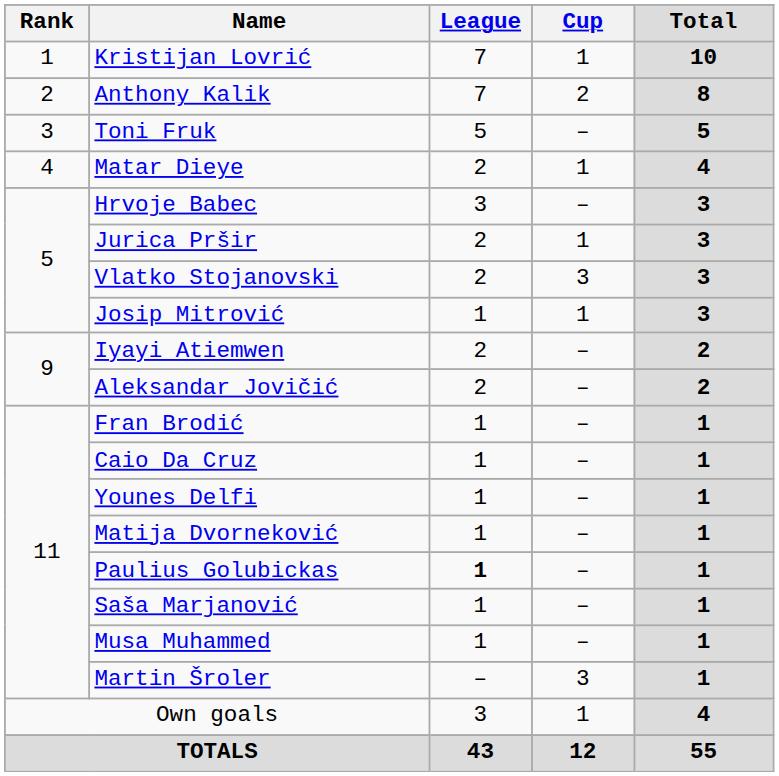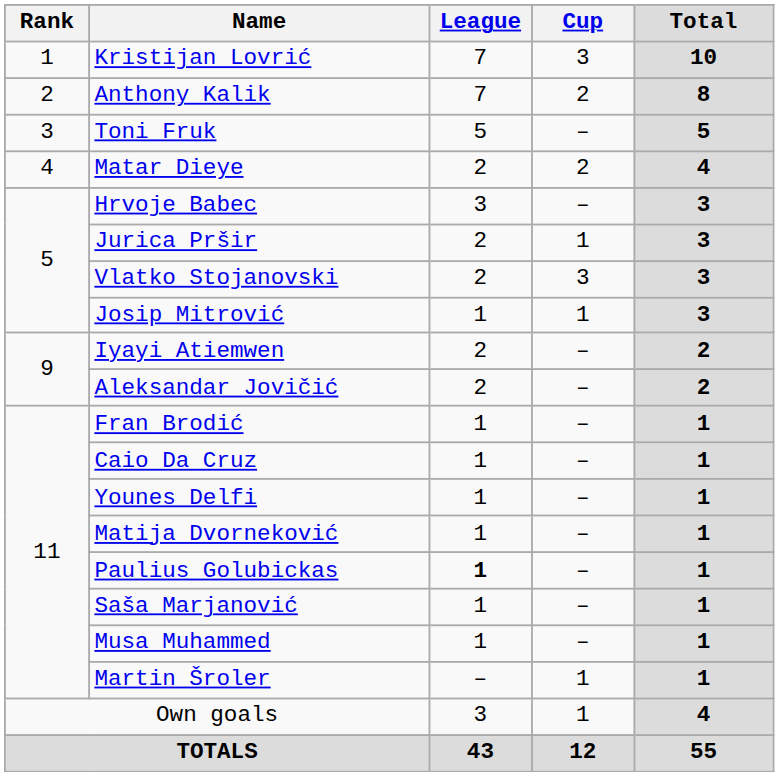(583, 60) 1 -> (583, 60) 3
(583, 169) 1 -> (583, 169) 2
(583, 680) 3 -> (583, 680) 1
